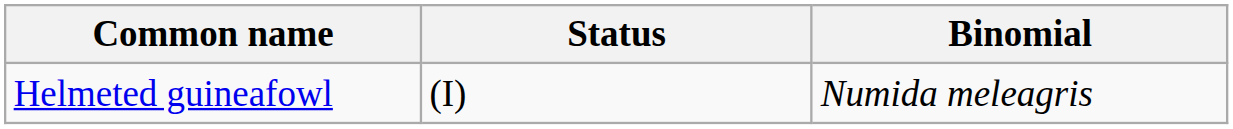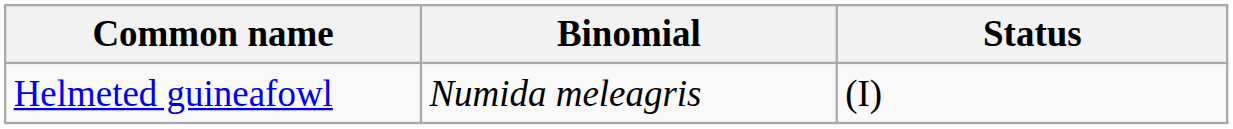columns swapped: (1020, 33) <-> (617, 33)
